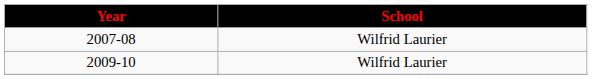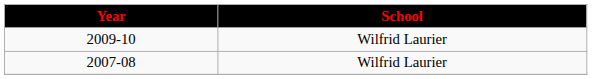rows swapped: (111, 62) <-> (111, 39)
